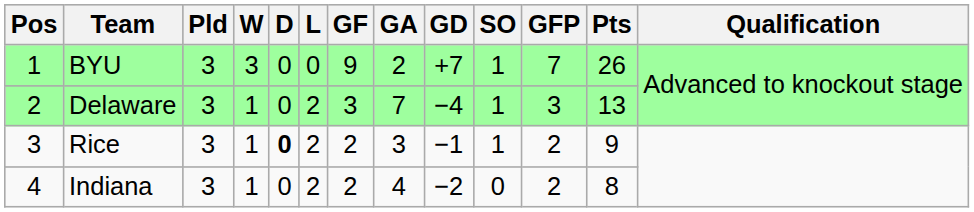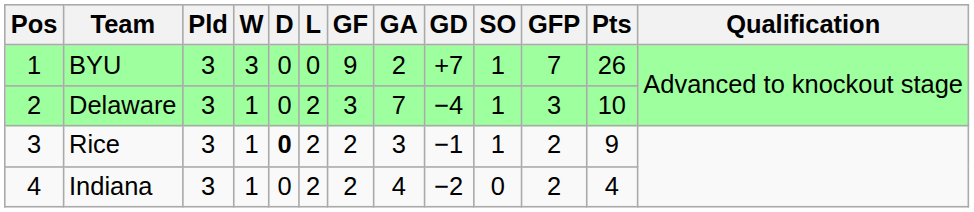(612, 105) 13 -> (612, 105) 10
(612, 186) 8 -> (612, 186) 4
